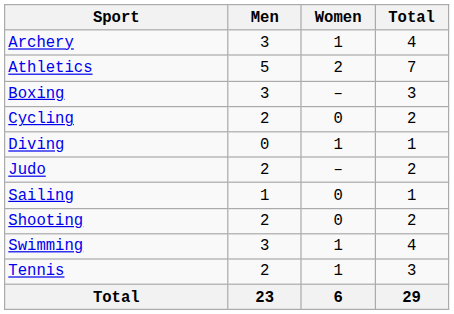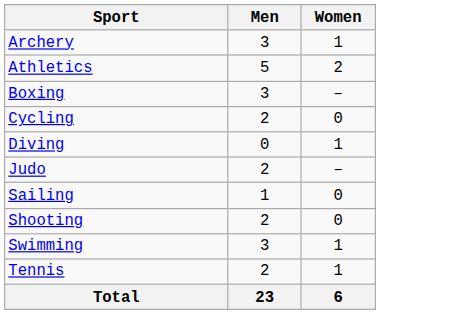- column: (412, 17)
